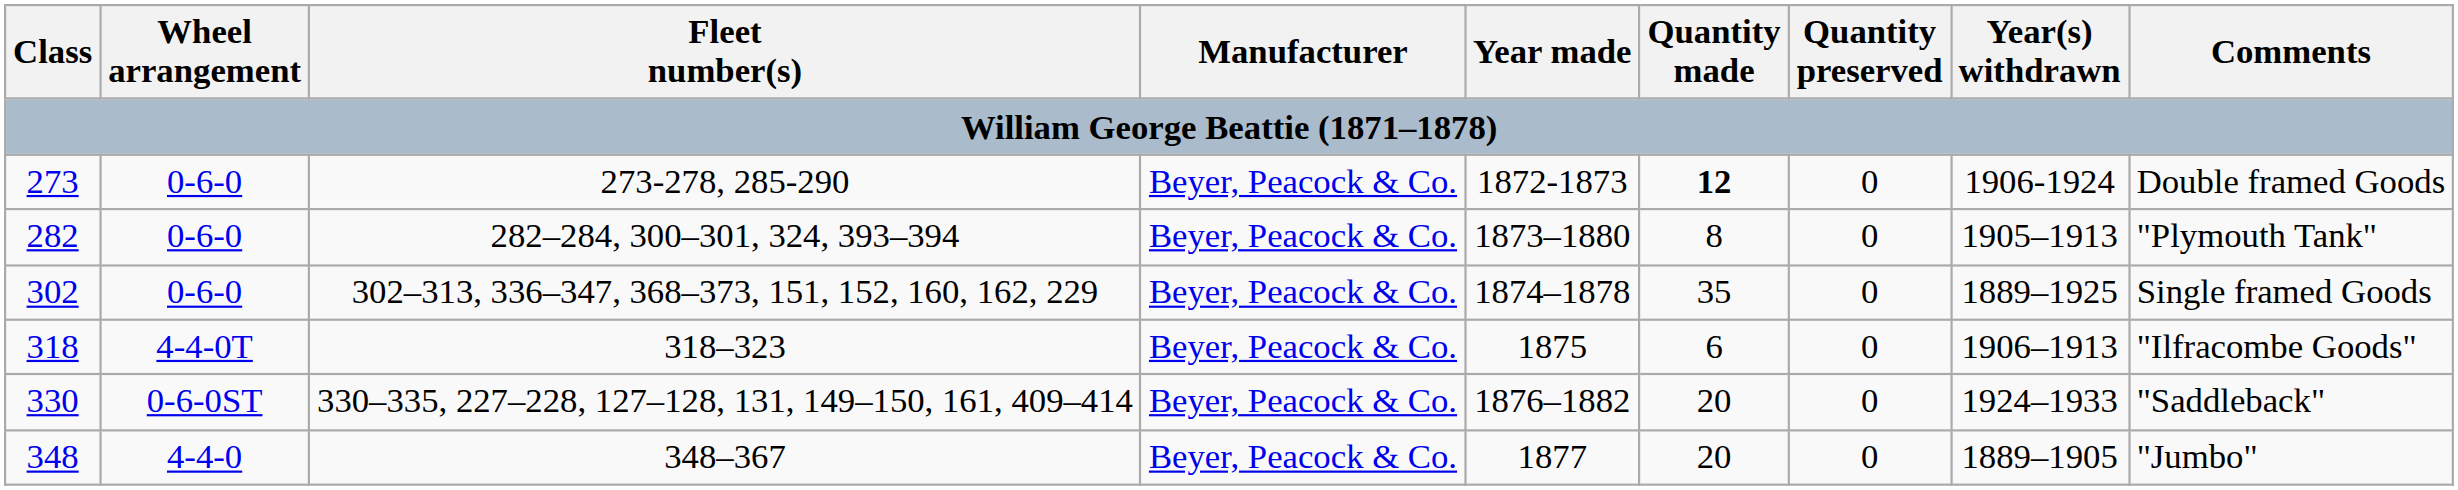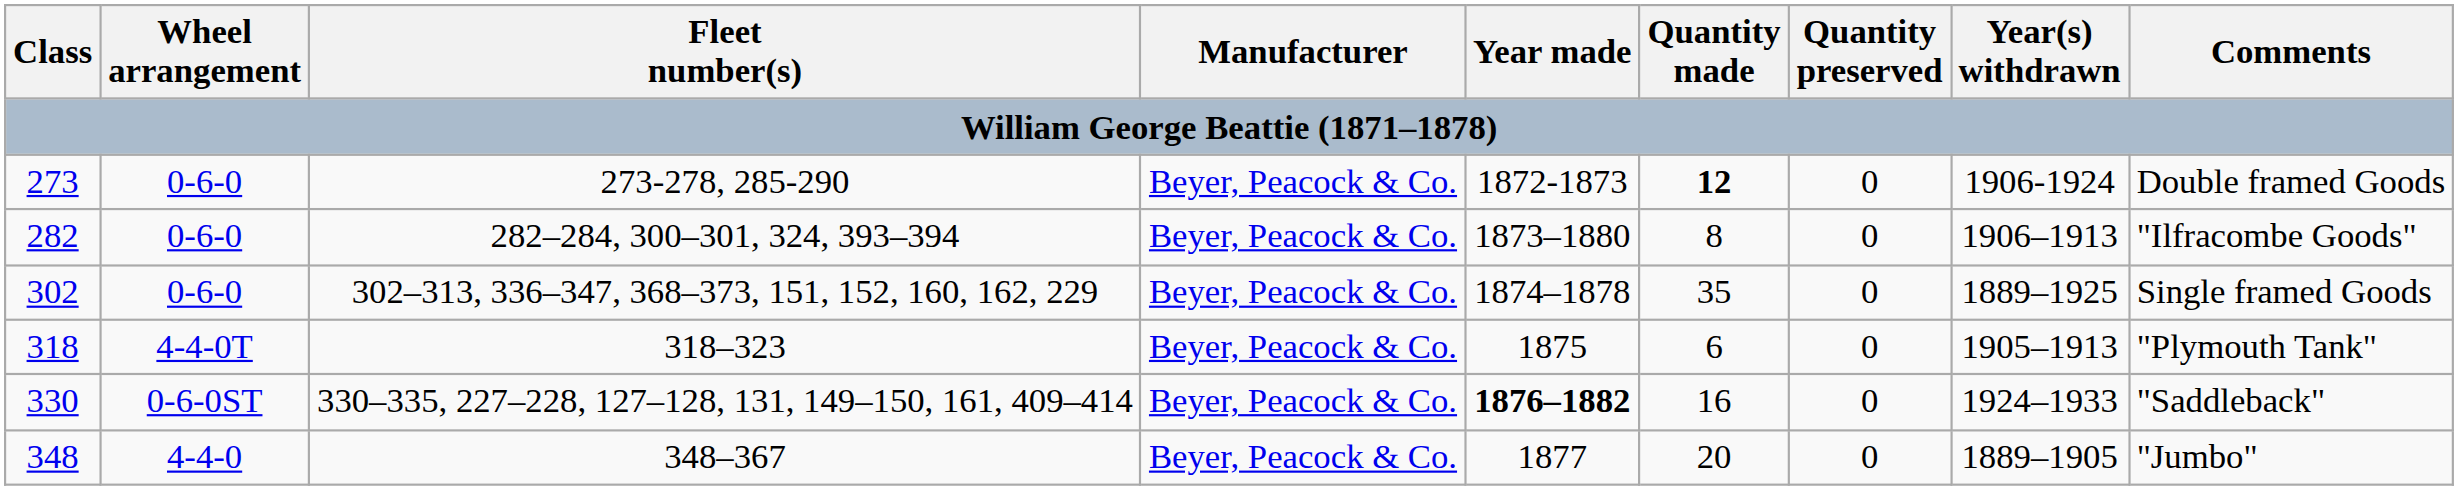(2040, 236) 1905–1913 -> (2040, 236) 1906–1913
(2257, 236) "Plymouth Tank" -> (2277, 236) "Ilfracombe Goods"
(2040, 346) 1906–1913 -> (2040, 346) 1905–1913
(2277, 346) "Ilfracombe Goods" -> (2257, 346) "Plymouth Tank"
(1552, 401) normal -> (1552, 401) bold
(1714, 401) 20 -> (1714, 401) 16
